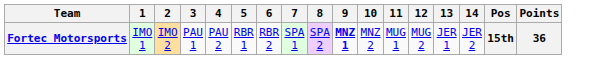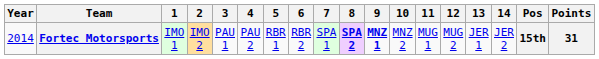+ column: (21, 14)
(320, 39) normal -> (352, 39) bold
(539, 39) 36 -> (571, 39) 31
